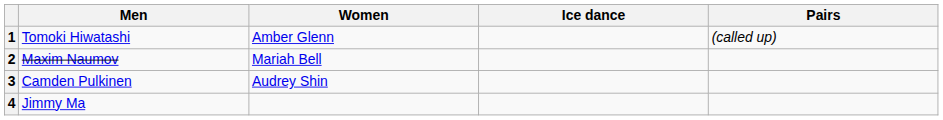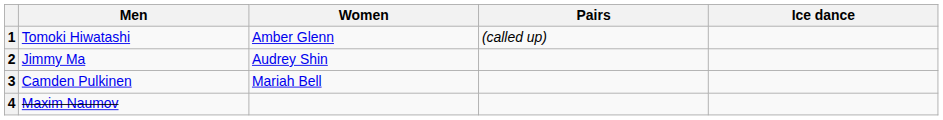columns swapped: (823, 15) <-> (594, 15)
(70, 59) Maxim Naumov -> (54, 59) Jimmy Ma
(287, 59) Mariah Bell -> (290, 59) Audrey Shin
(290, 81) Audrey Shin -> (287, 81) Mariah Bell
(54, 103) Jimmy Ma -> (70, 103) Maxim Naumov
